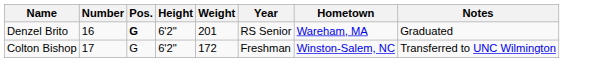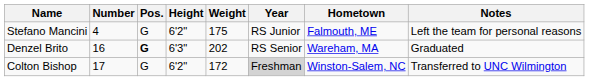+ row: (47, 31)
(167, 31) 6'2" -> (178, 48) 6'3"
(207, 31) 201 -> (218, 48) 202
(266, 48) no background -> (276, 66) lightgrey background
